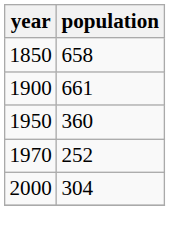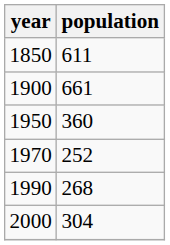(77, 54) 658 -> (77, 54) 611
+ row: (31, 188)
